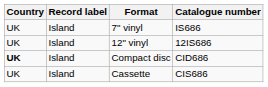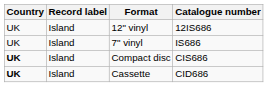rows swapped: (127, 27) <-> (130, 43)
(192, 58) CID686 -> (191, 58) CIS686
(13, 74) normal -> (14, 74) bold
(191, 74) CIS686 -> (192, 74) CID686
